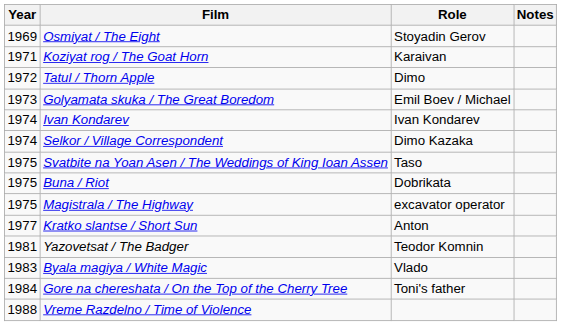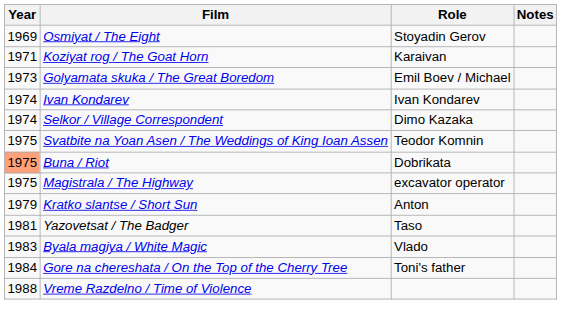- row: (99, 78)
(408, 162) Taso -> (439, 141) Teodor Komnin
(22, 183) no background -> (22, 162) lightsalmon background
(22, 225) 1977 -> (22, 204) 1979
(439, 246) Teodor Komnin -> (408, 225) Taso
